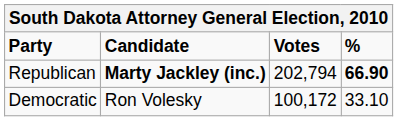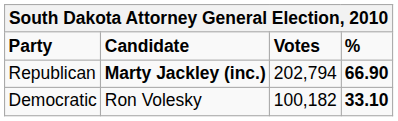(305, 101) 100,172 -> (305, 101) 100,182
(367, 101) normal -> (367, 101) bold
